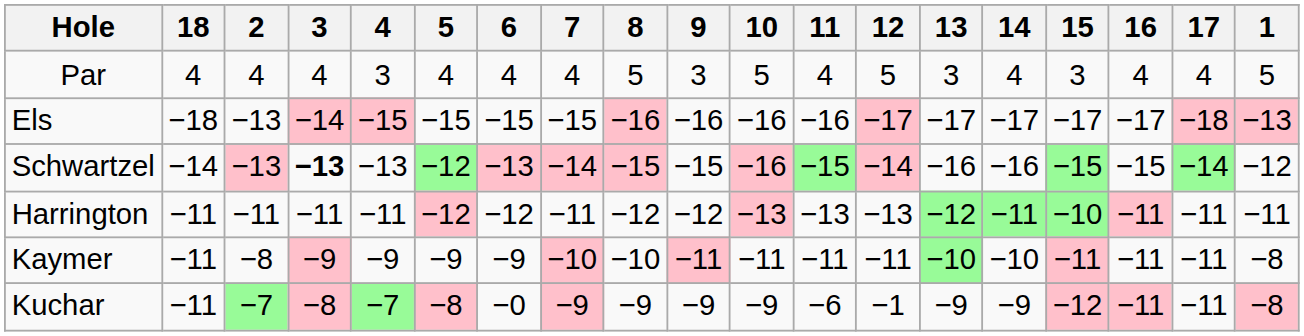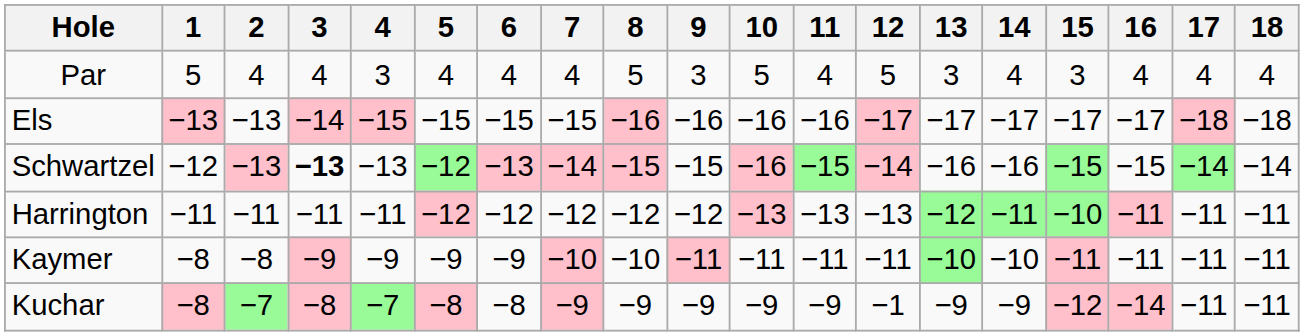columns swapped: (1267, 27) <-> (193, 27)
(572, 213) −11 -> (572, 213) −12
(509, 306) −0 -> (509, 306) −8
(825, 306) −6 -> (825, 306) −9
(1141, 306) −11 -> (1141, 306) −14
